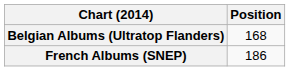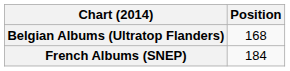(256, 55) 186 -> (256, 55) 184
